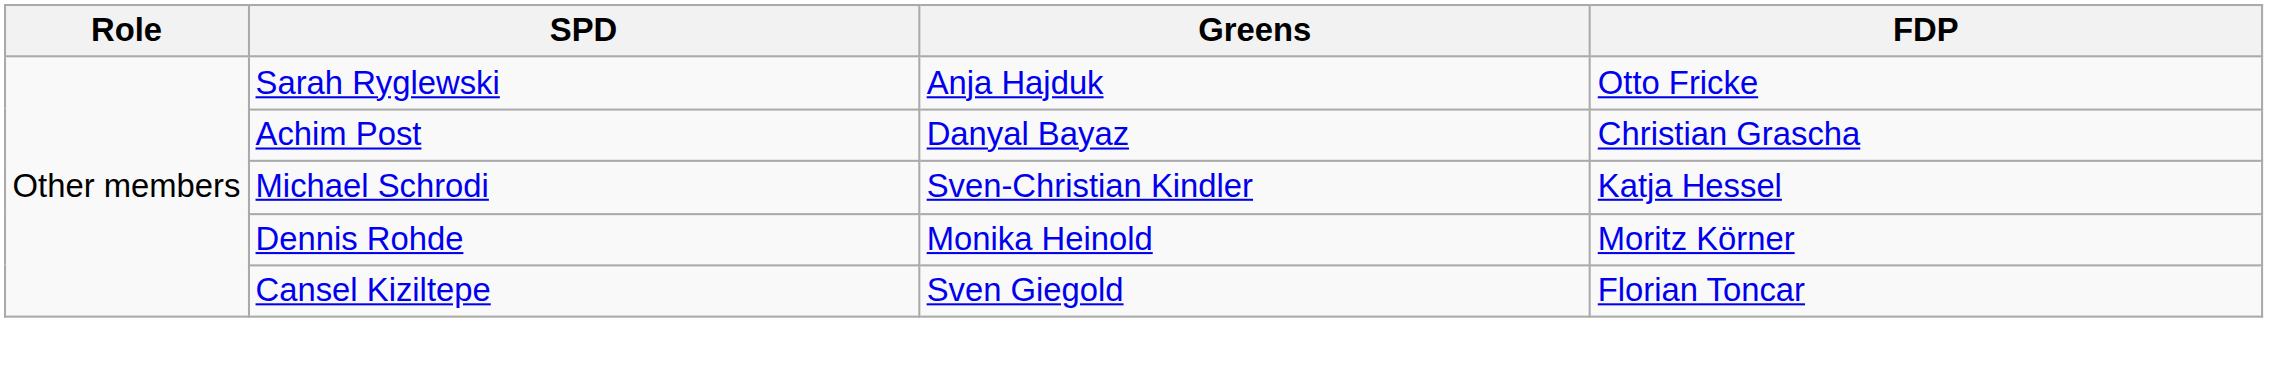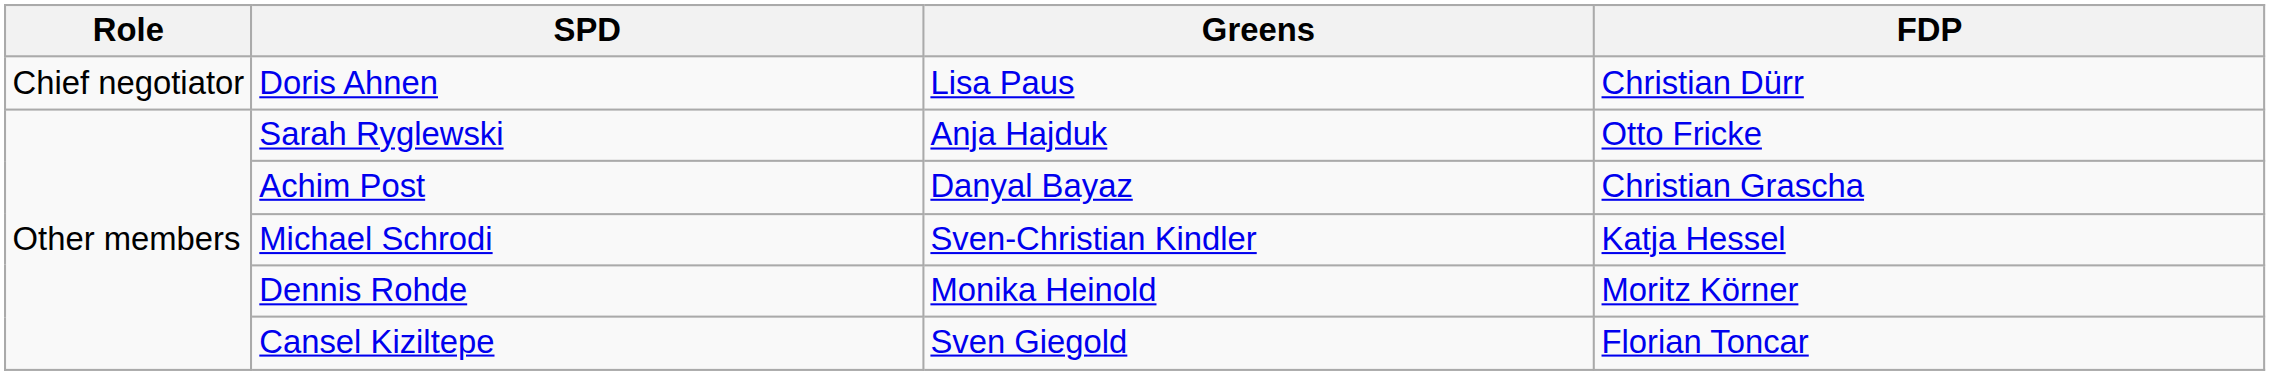+ row: (349, 82)
